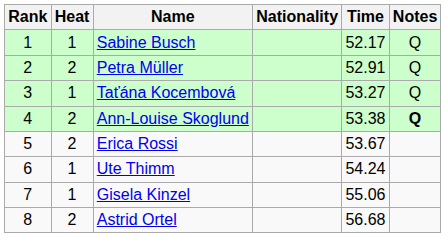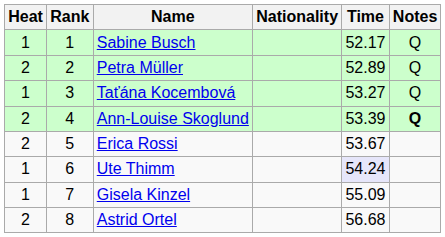columns swapped: (28, 17) <-> (72, 17)
(365, 67) 52.91 -> (365, 67) 52.89
(365, 118) 53.38 -> (365, 118) 53.39
(365, 169) no background -> (365, 169) lavender background
(365, 194) 55.06 -> (365, 194) 55.09
